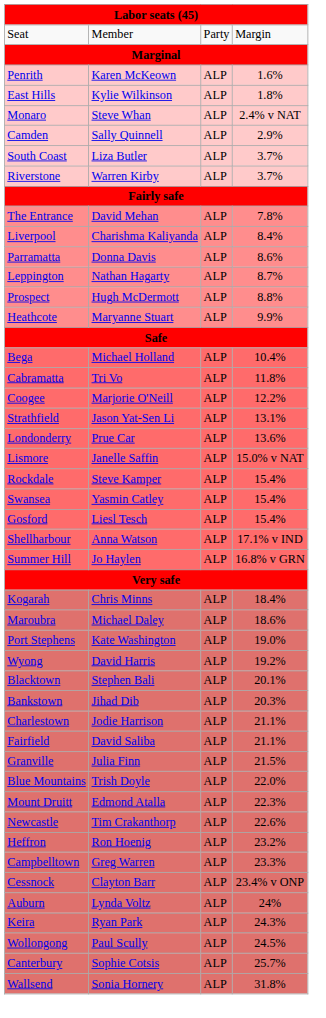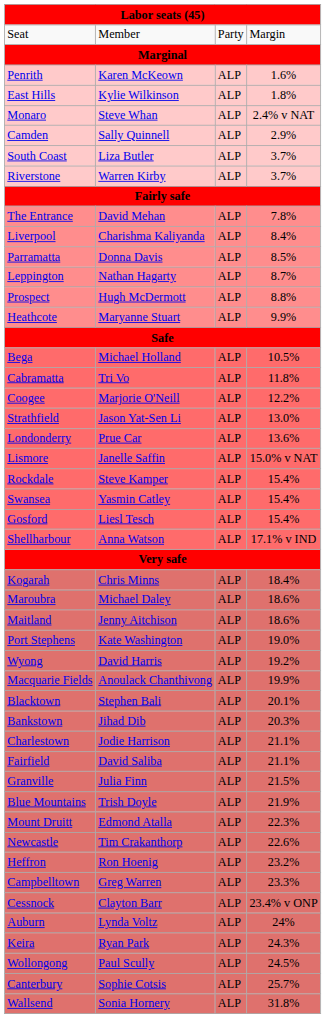(270, 256) 8.6% -> (284, 256) 8.5%
(270, 357) 10.4% -> (284, 357) 10.5%
(270, 418) 13.1% -> (284, 418) 13.0%
- row: (39, 559)
+ row: (29, 620)
+ row: (50, 680)
(270, 781) 22.0% -> (284, 801) 21.9%
